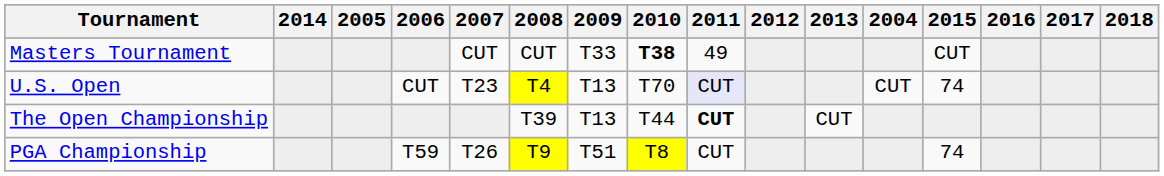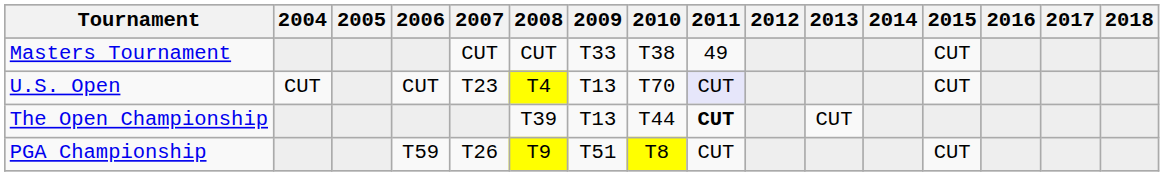columns swapped: (893, 22) <-> (302, 22)
(657, 55) bold -> (657, 55) normal
(952, 88) 74 -> (952, 88) CUT
(952, 154) 74 -> (952, 154) CUT
